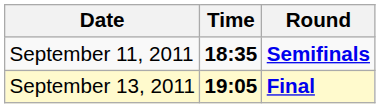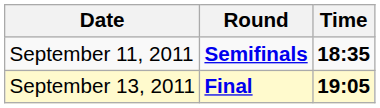columns swapped: (231, 20) <-> (318, 20)
